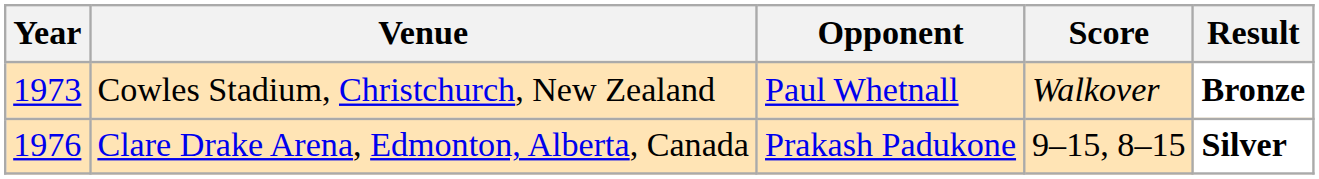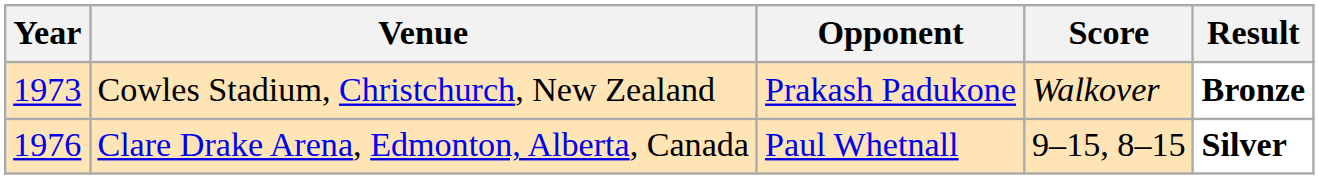(862, 89) Paul Whetnall -> (891, 89) Prakash Padukone
(891, 145) Prakash Padukone -> (862, 145) Paul Whetnall
